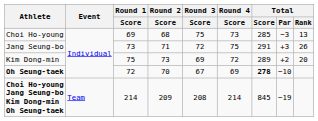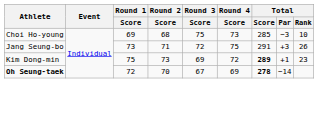(303, 34) 13 -> (303, 34) 10
(264, 59) normal -> (264, 59) bold
(285, 59) +2 -> (285, 59) +1
(303, 59) 20 -> (303, 59) 23
(285, 71) −10 -> (285, 71) −14
- row: (35, 97)
